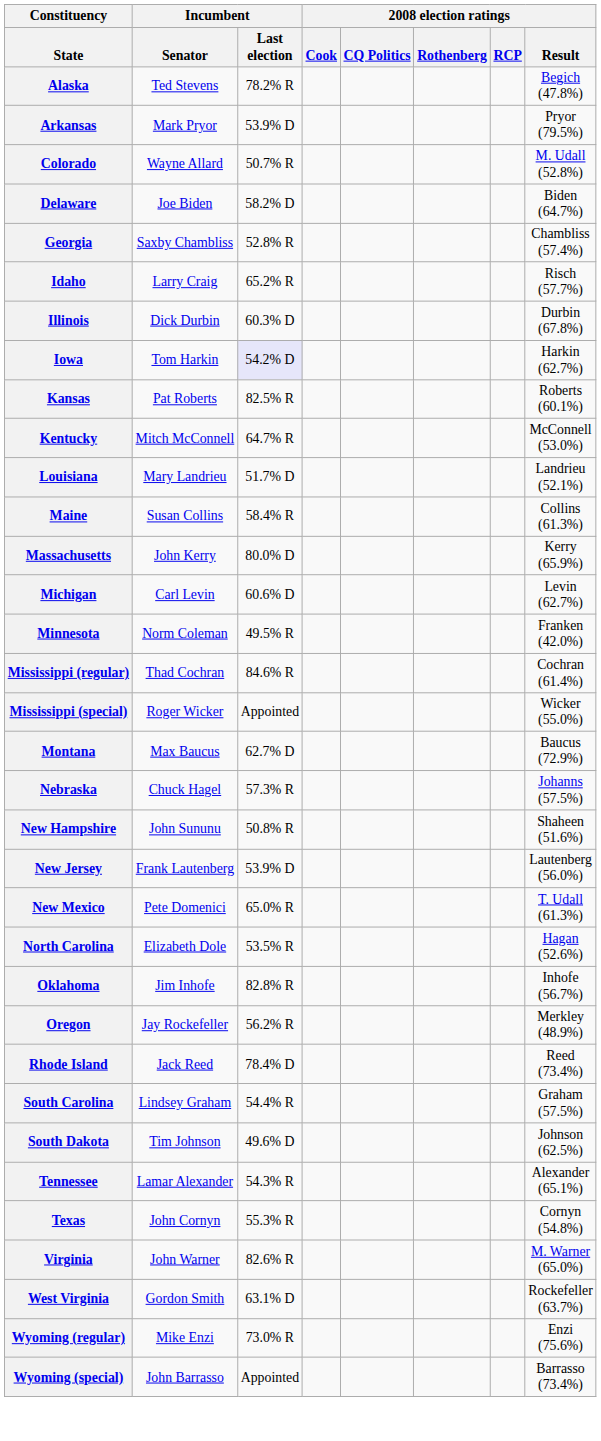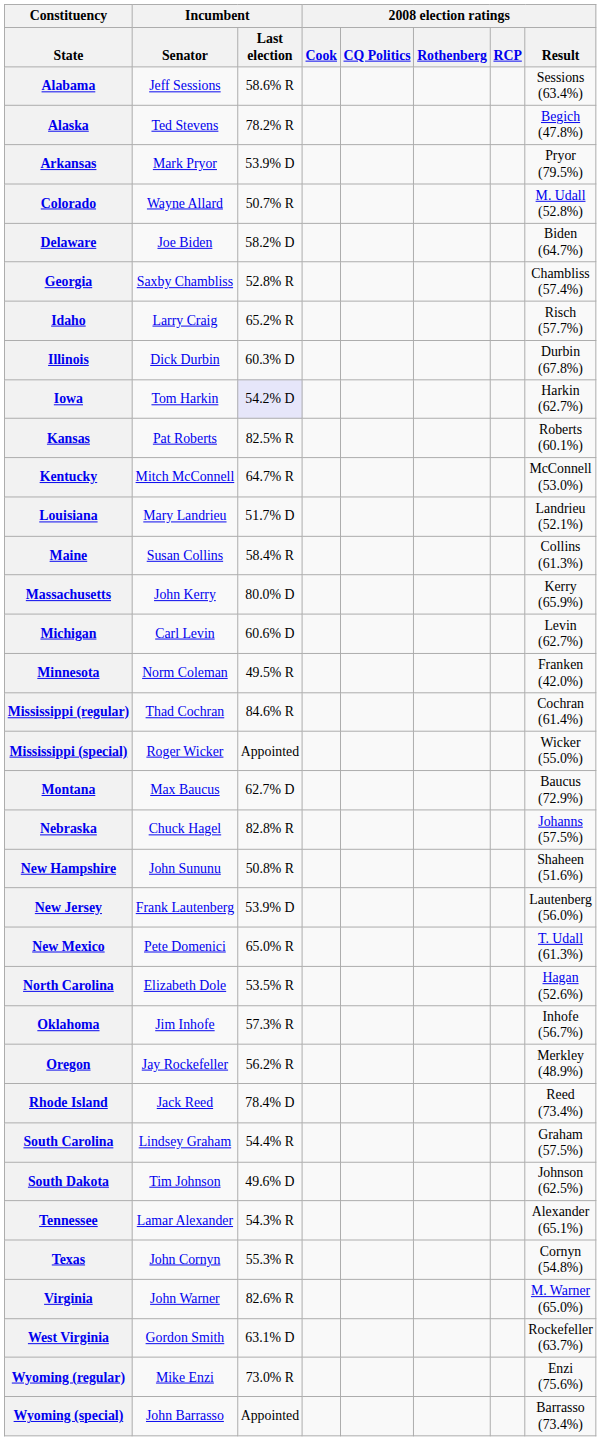+ row: (68, 86)
(270, 790) 57.3% R -> (270, 829) 82.8% R
(270, 986) 82.8% R -> (270, 1025) 57.3% R
